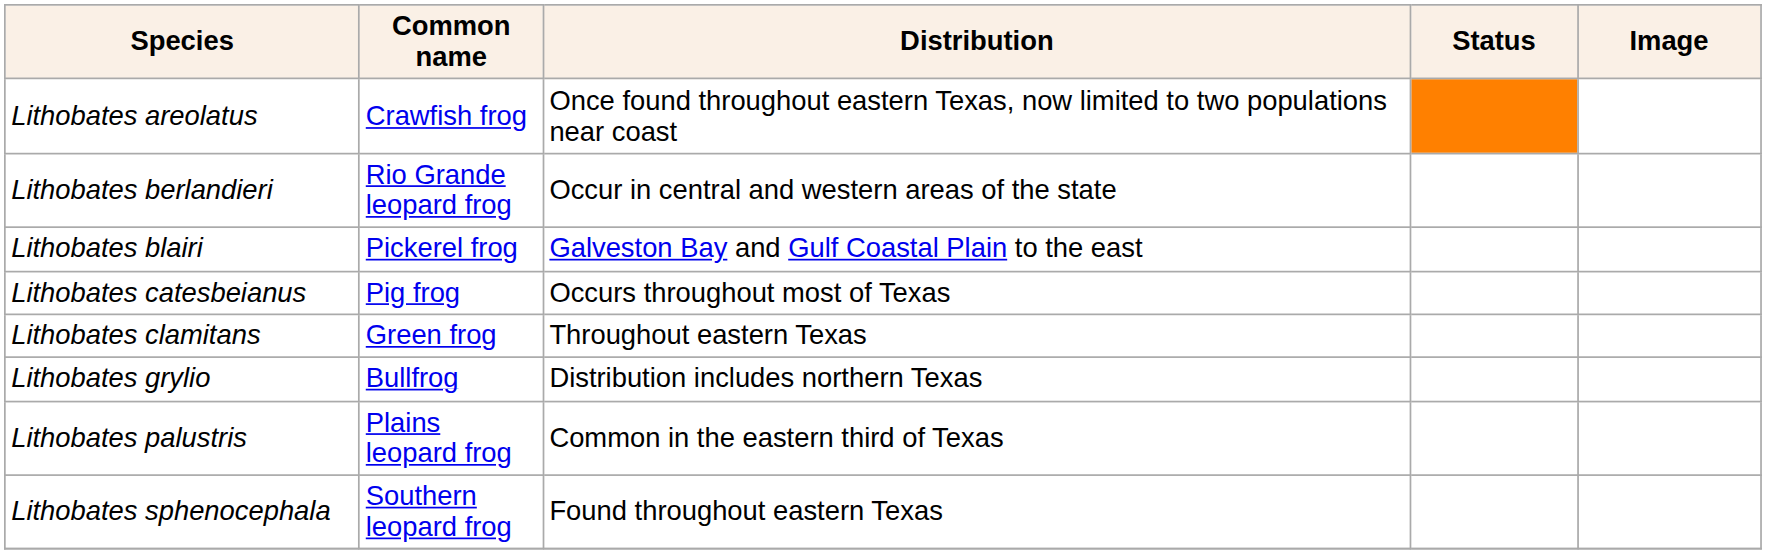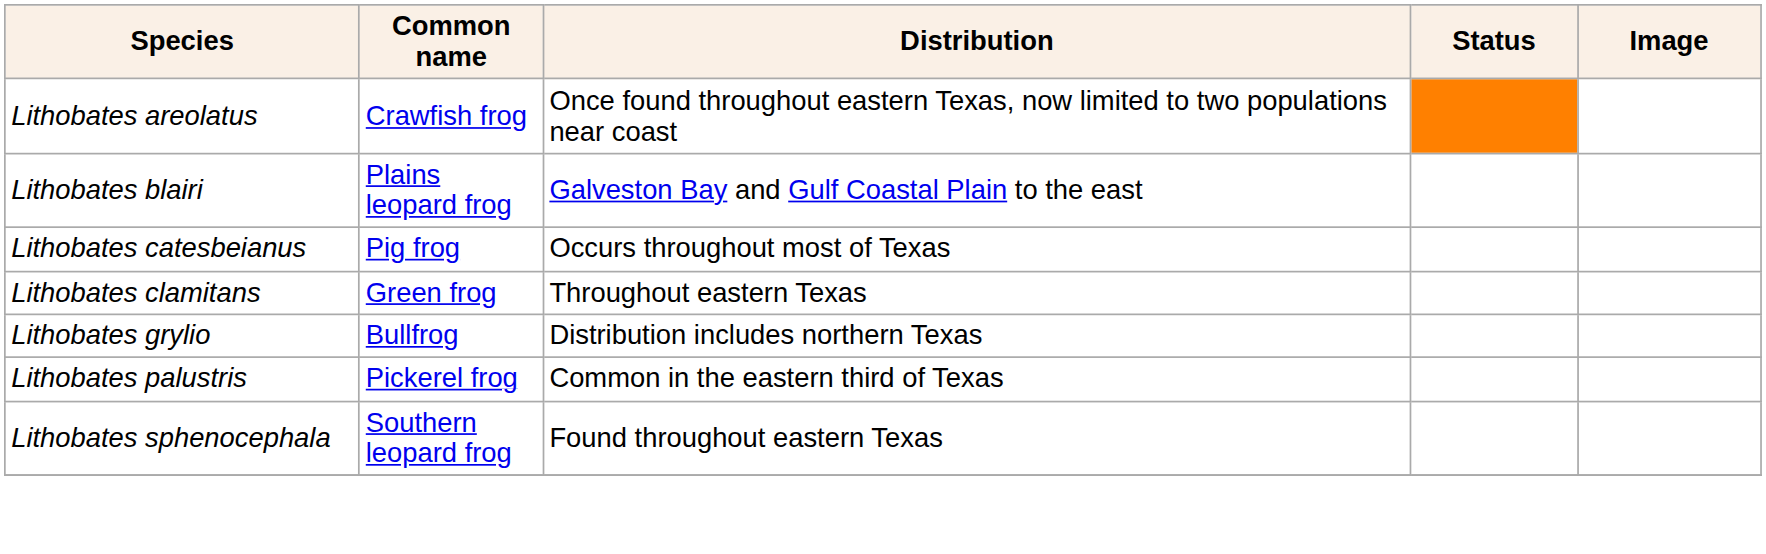- row: (142, 189)
(442, 248) Pickerel frog -> (439, 189) Plains leopard frog
(439, 437) Plains leopard frog -> (442, 378) Pickerel frog
